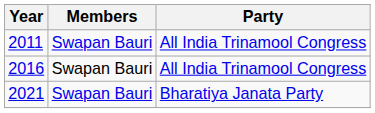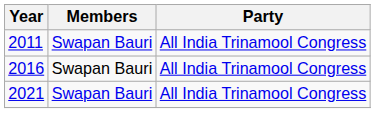(241, 94) Bharatiya Janata Party -> (263, 94) All India Trinamool Congress
